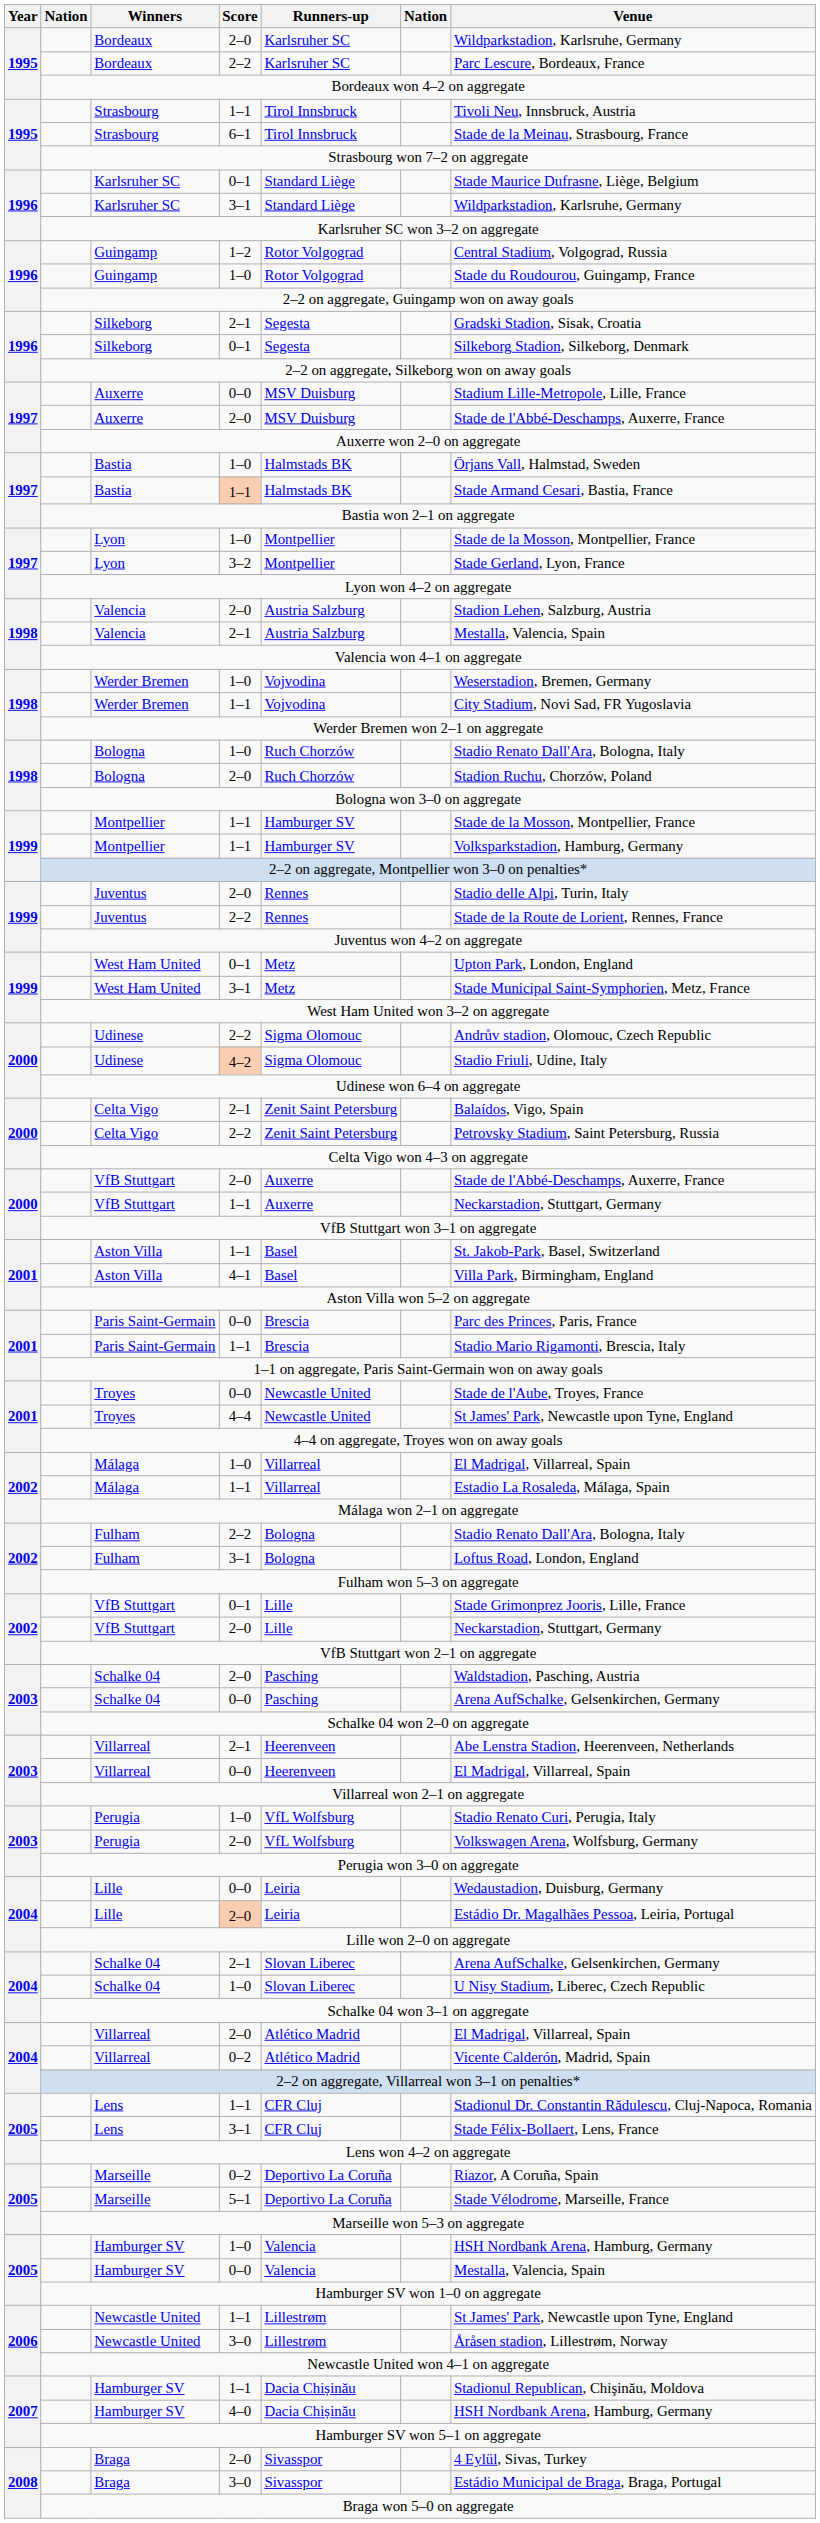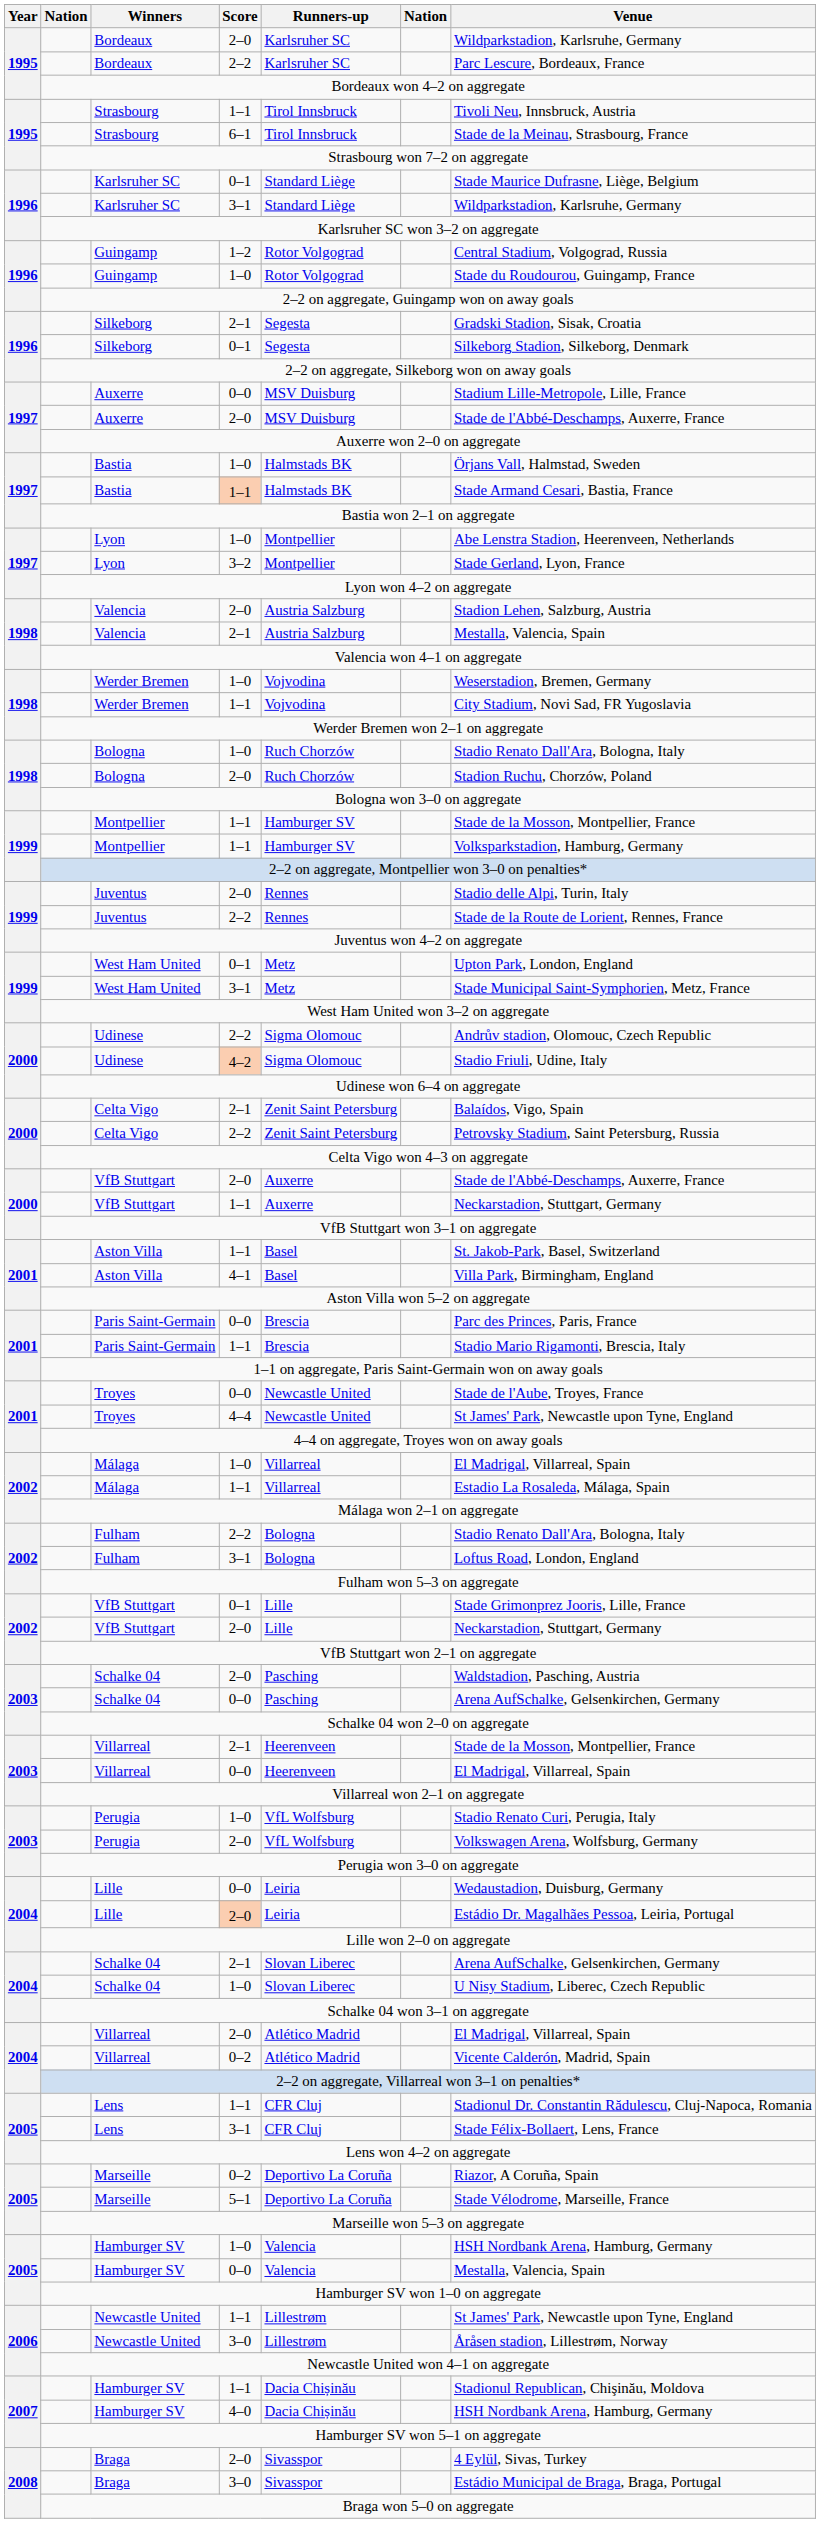(575, 539) Stade de la Mosson, Montpellier, France -> (594, 539) Abe Lenstra Stadion, Heerenveen, Netherlands
(594, 1747) Abe Lenstra Stadion, Heerenveen, Netherlands -> (575, 1747) Stade de la Mosson, Montpellier, France
